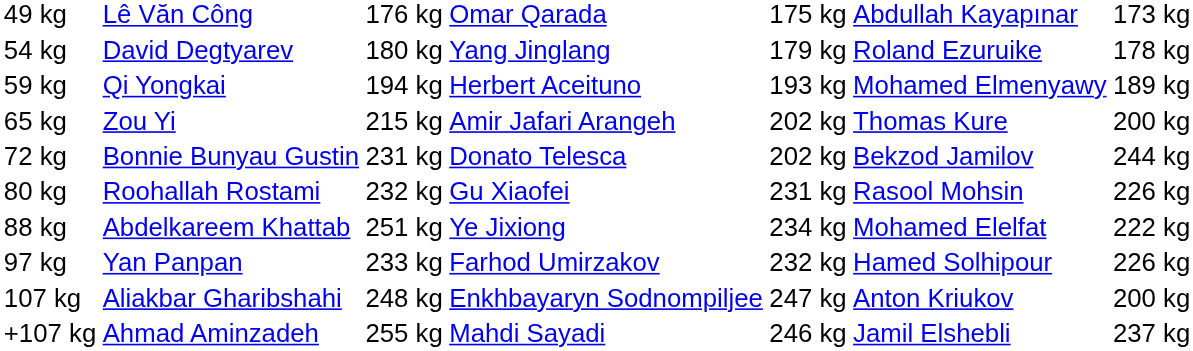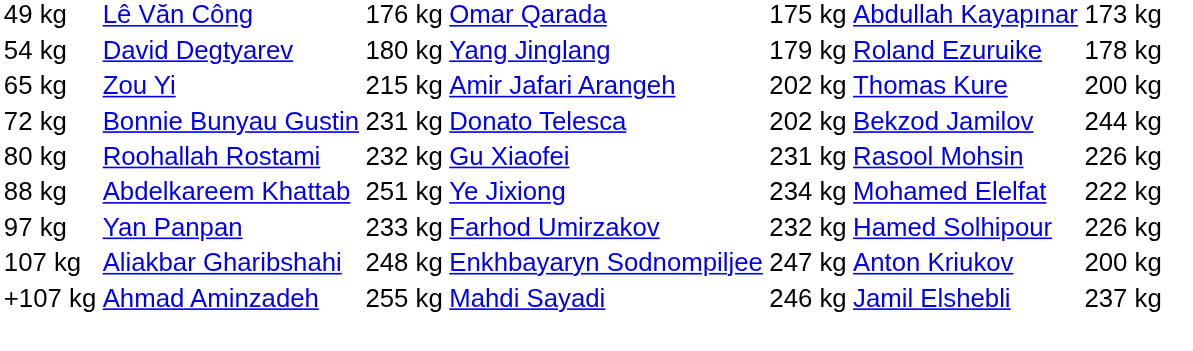- row: (35, 85)
